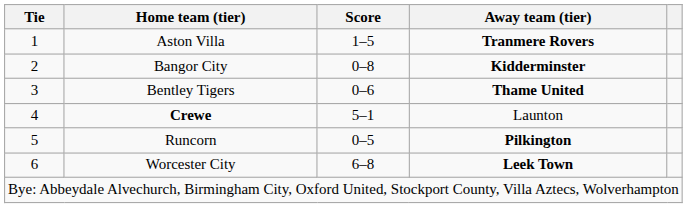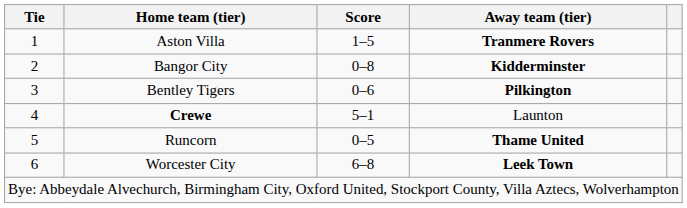(538, 90) Thame United -> (538, 90) Pilkington
(538, 139) Pilkington -> (538, 139) Thame United
